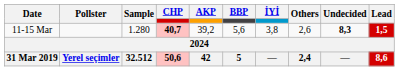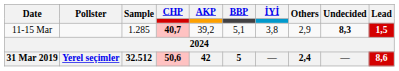(139, 30) 1.280 -> (139, 30) 1.285
(239, 30) 5,6 -> (239, 30) 5,1
(305, 30) 2,6 -> (305, 30) 2,9
